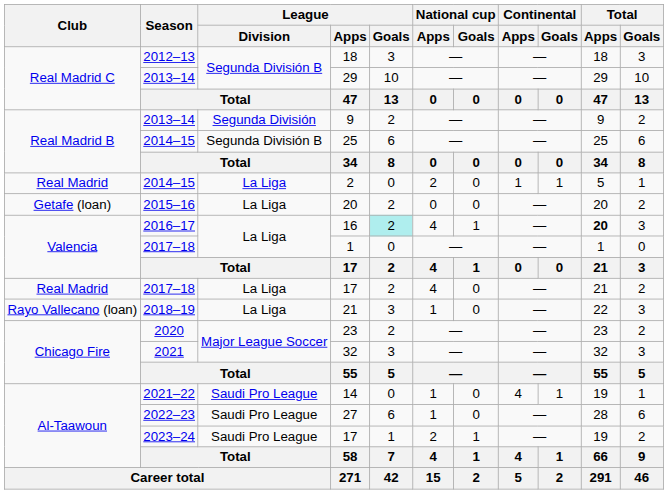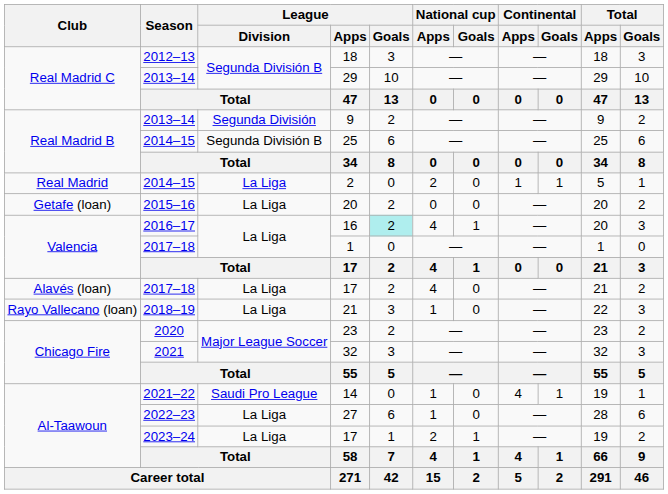(601, 225) bold -> (601, 225) normal
(72, 288) Real Madrid -> (72, 288) Alavés (loan)
(264, 415) Saudi Pro League -> (264, 415) La Liga
(264, 436) Saudi Pro League -> (264, 436) La Liga
